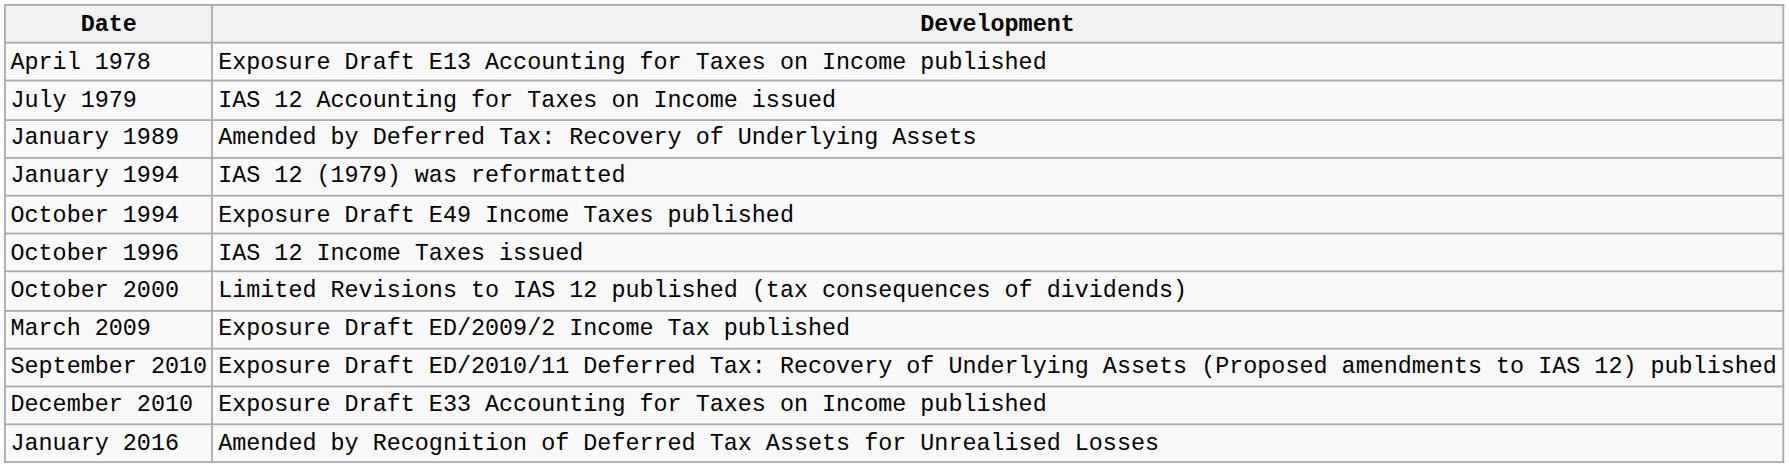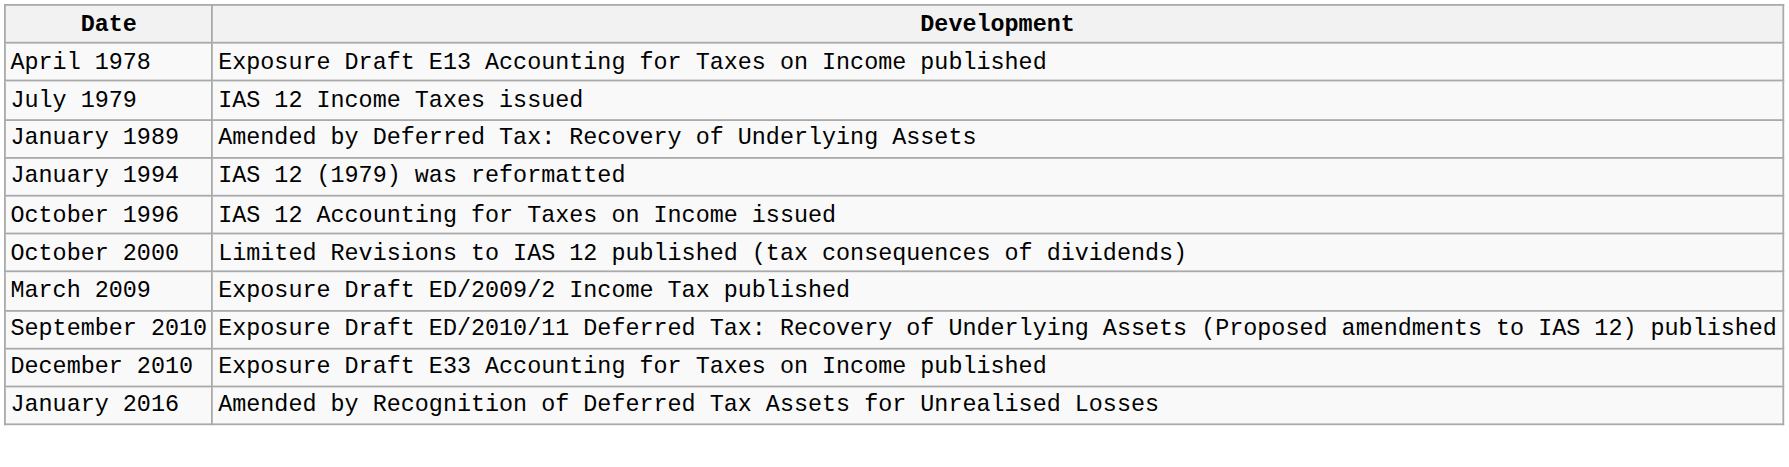(527, 100) IAS 12 Accounting for Taxes on Income issued -> (401, 100) IAS 12 Income Taxes issued
- row: (95, 215)
(401, 253) IAS 12 Income Taxes issued -> (527, 215) IAS 12 Accounting for Taxes on Income issued
